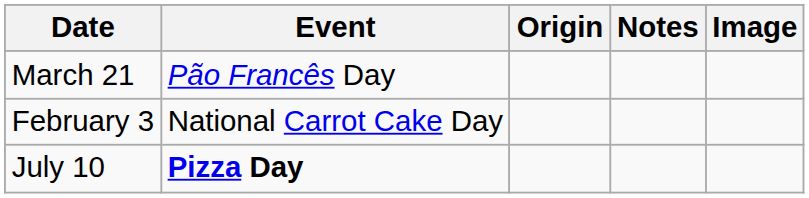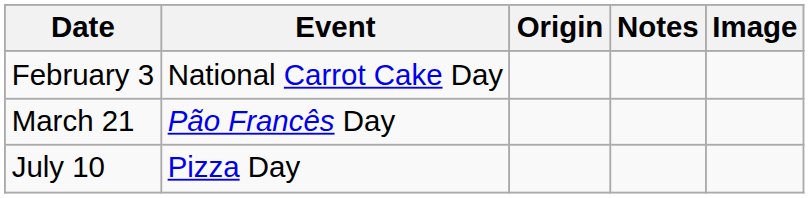rows swapped: (83, 121) <-> (73, 74)
(236, 167) bold -> (234, 167) normal
